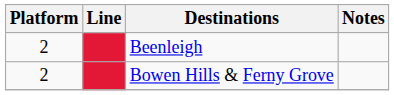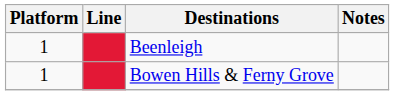(44, 47) 2 -> (44, 47) 1
(44, 75) 2 -> (44, 75) 1
